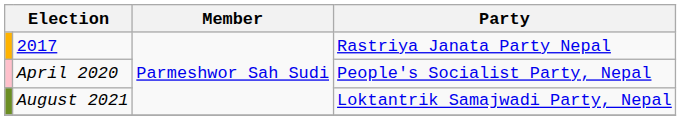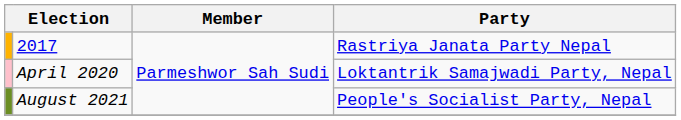(494, 74) People's Socialist Party, Nepal -> (504, 74) Loktantrik Samajwadi Party, Nepal
(504, 101) Loktantrik Samajwadi Party, Nepal -> (494, 101) People's Socialist Party, Nepal
